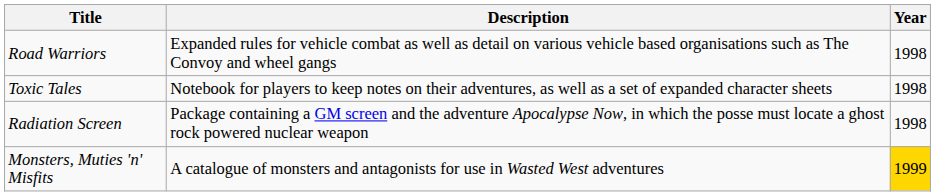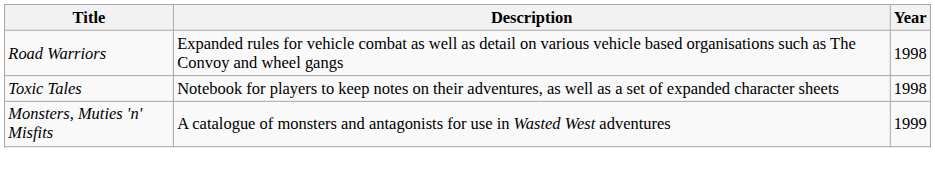- row: (65, 123)
(910, 168) gold background -> (910, 123) no background
